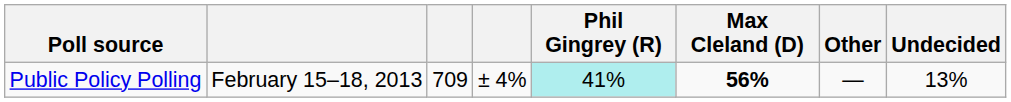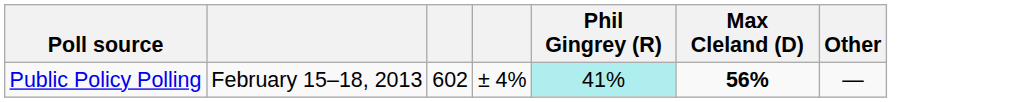- column: (946, 45)
(450, 79) 709 -> (450, 79) 602
